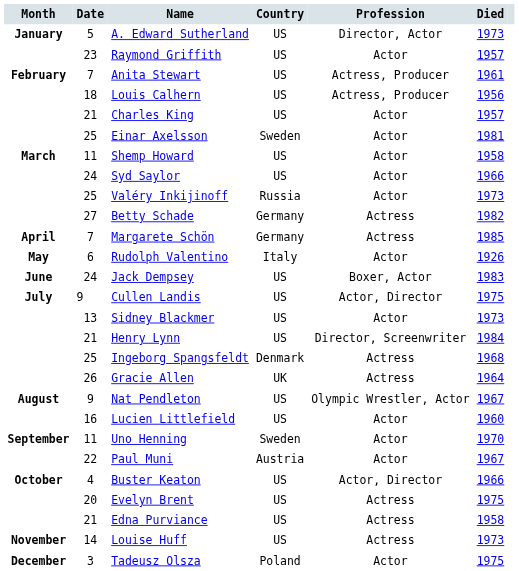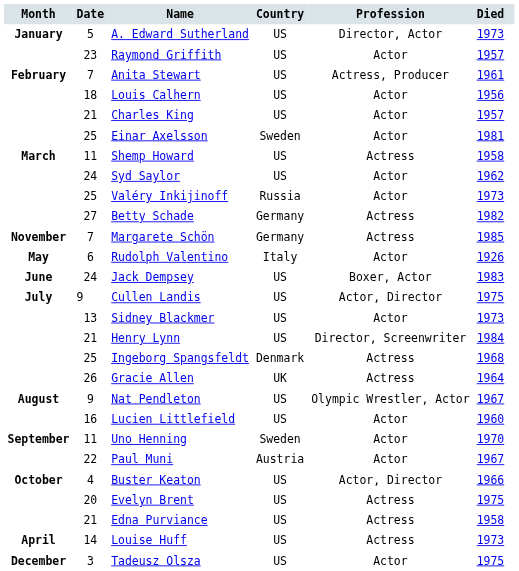(390, 95) Actress, Producer -> (390, 95) Actor
(390, 156) Actor -> (390, 156) Actress
(490, 176) 1966 -> (490, 176) 1962
(39, 237) April -> (39, 237) November
(39, 540) November -> (39, 540) April
(280, 561) Poland -> (280, 561) US
